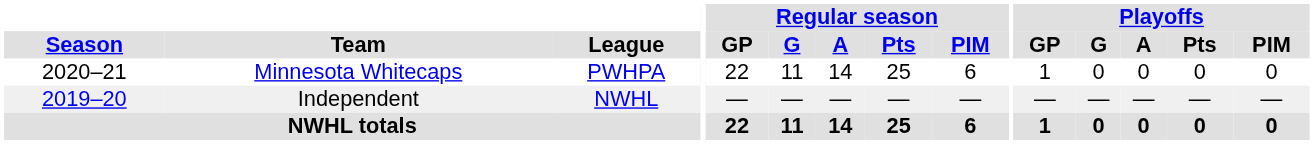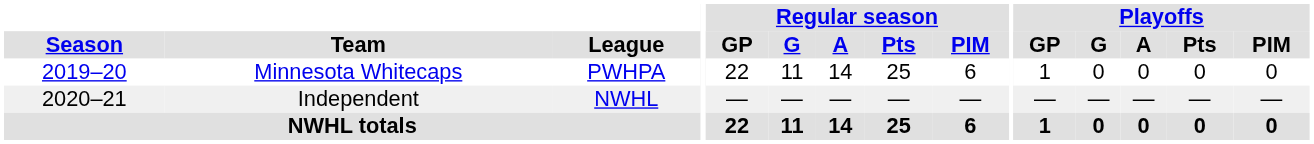(84, 71) 2020–21 -> (84, 71) 2019–20
(84, 99) 2019–20 -> (84, 99) 2020–21
